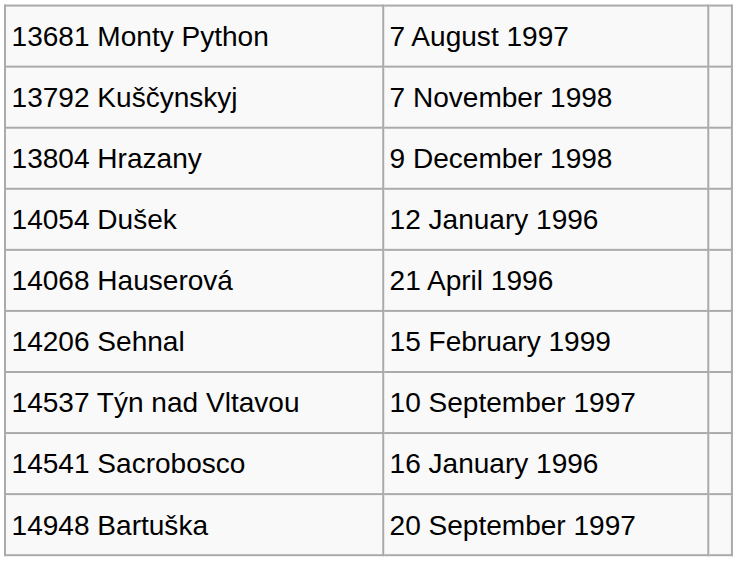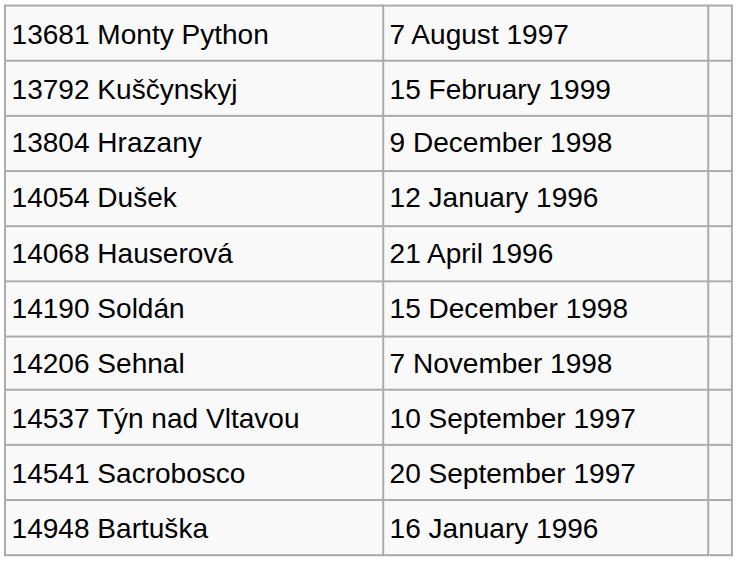(501, 98) 7 November 1998 -> (500, 88) 15 February 1999
+ row: (98, 308)
(500, 342) 15 February 1999 -> (501, 363) 7 November 1998
(494, 464) 16 January 1996 -> (513, 473) 20 September 1997
(513, 525) 20 September 1997 -> (494, 528) 16 January 1996
